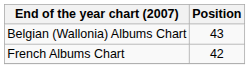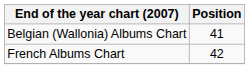(217, 34) 43 -> (217, 34) 41
